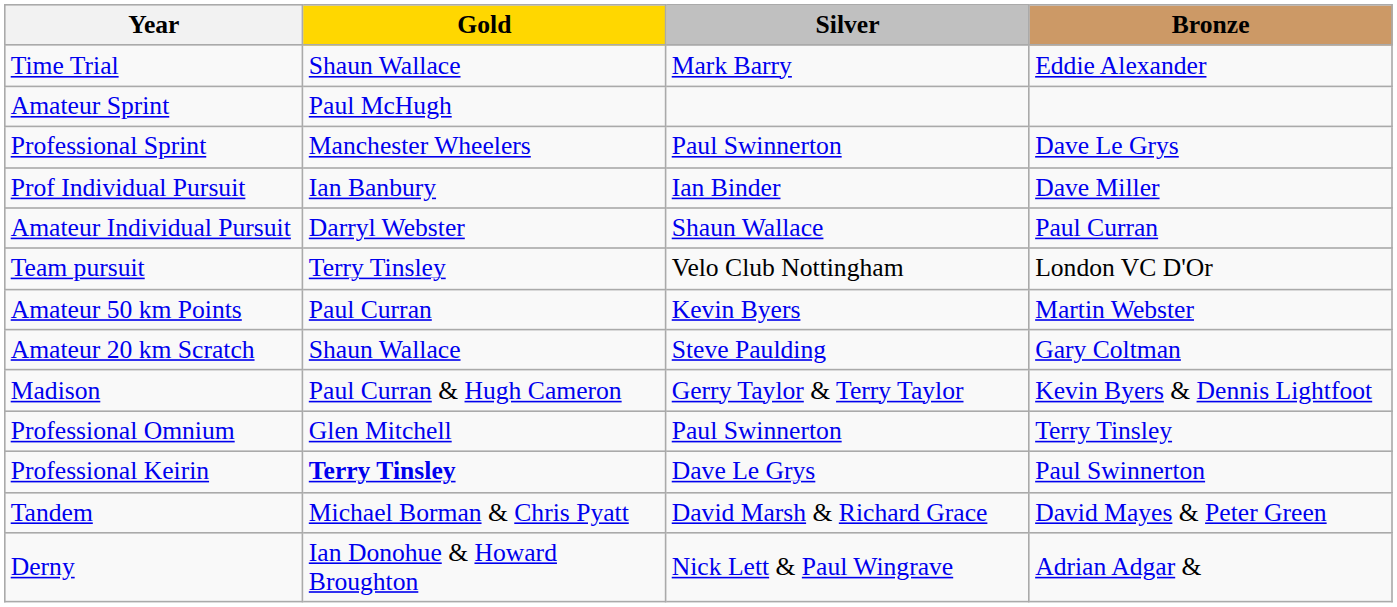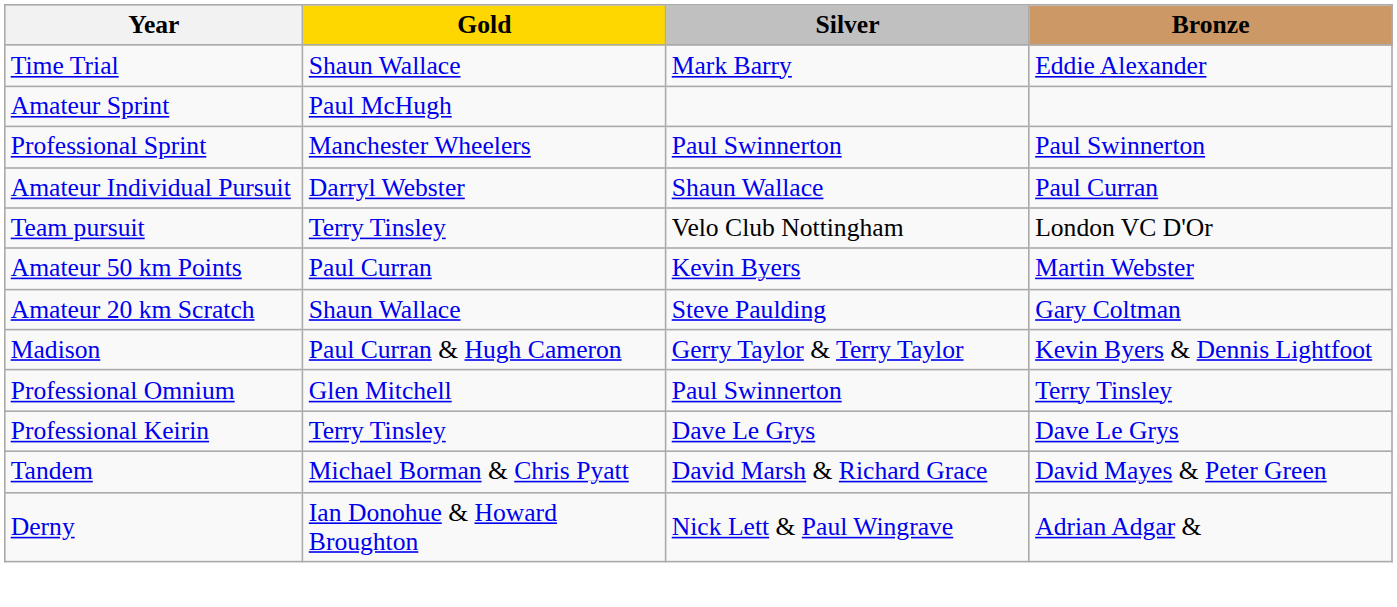(1107, 146) Dave Le Grys -> (1120, 146) Paul Swinnerton
- row: (128, 187)
(382, 471) bold -> (377, 430) normal
(1120, 471) Paul Swinnerton -> (1107, 430) Dave Le Grys
